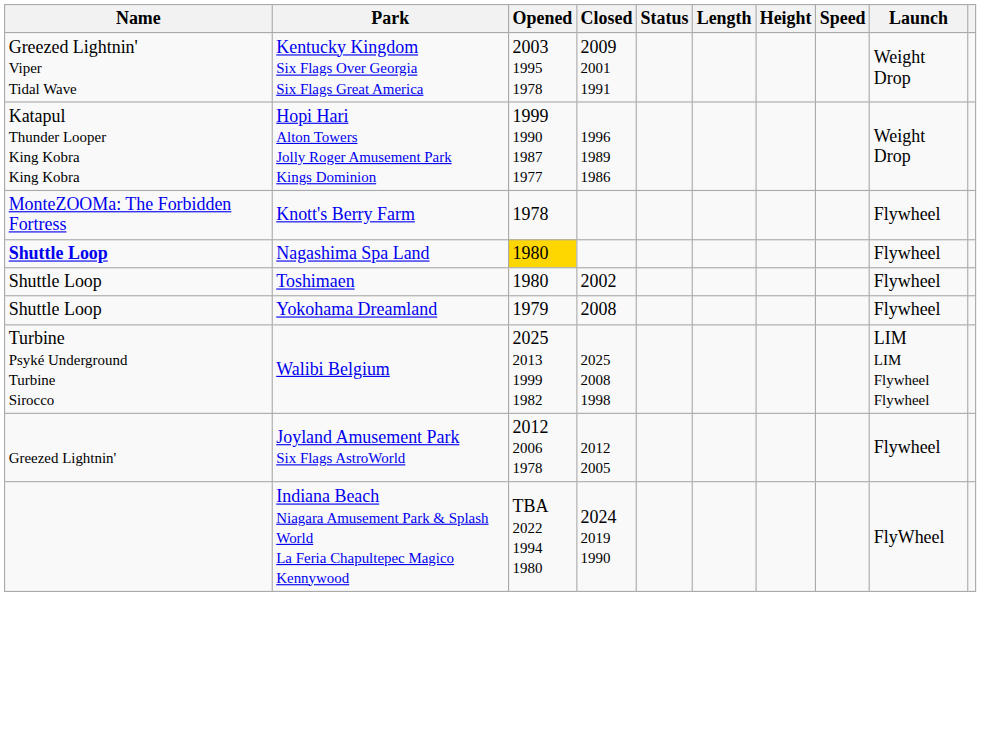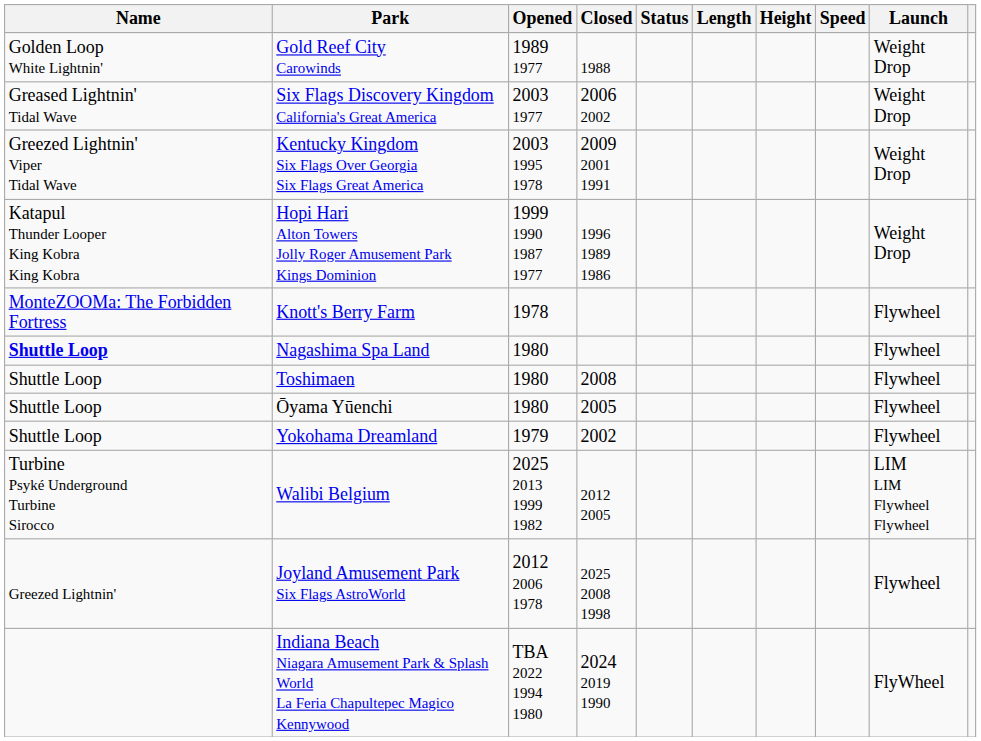+ row: (331, 57)
+ row: (385, 105)
(530, 253) gold background -> (530, 350) no background
(598, 281) 2002 -> (598, 378) 2008
+ row: (334, 407)
(598, 310) 2008 -> (598, 435) 2002
(596, 380) 2025 2008 1998 -> (596, 505) 2012 2005
(596, 458) 2012 2005 -> (596, 594) 2025 2008 1998
